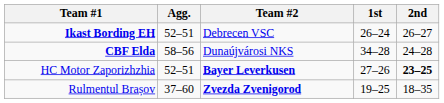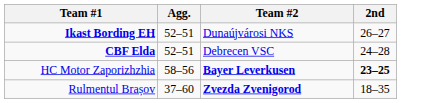- column: (375, 13)
(239, 32) Debrecen VSC -> (248, 32) Dunaújvárosi NKS
(179, 51) 58–56 -> (179, 51) 52–51
(248, 51) Dunaújvárosi NKS -> (239, 51) Debrecen VSC
(179, 70) 52–51 -> (179, 70) 58–56
